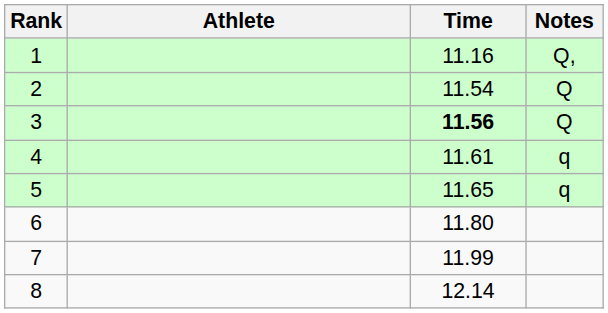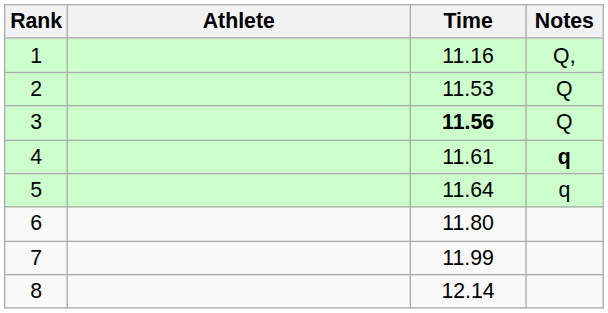(468, 88) 11.54 -> (468, 88) 11.53
(564, 156) normal -> (564, 156) bold
(468, 190) 11.65 -> (468, 190) 11.64
